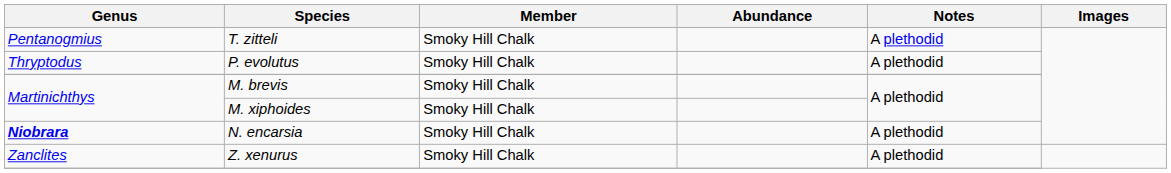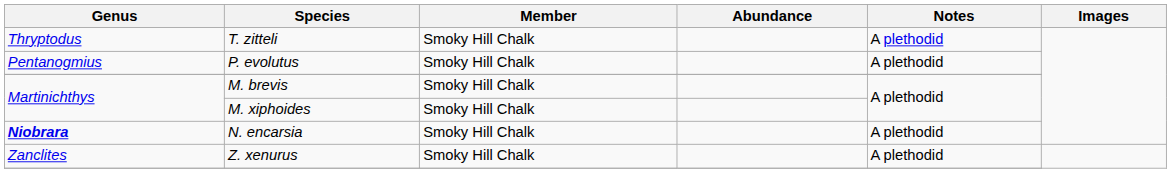(55, 39) Pentanogmius -> (45, 39) Thryptodus
(45, 62) Thryptodus -> (55, 62) Pentanogmius
